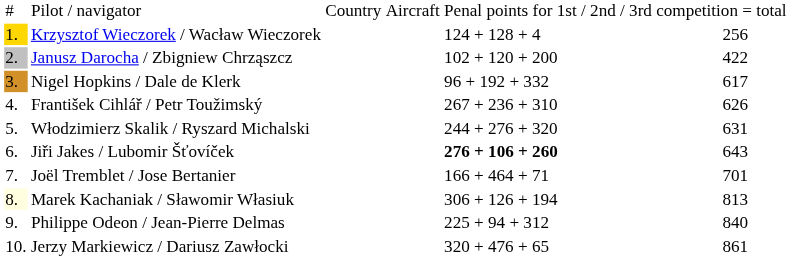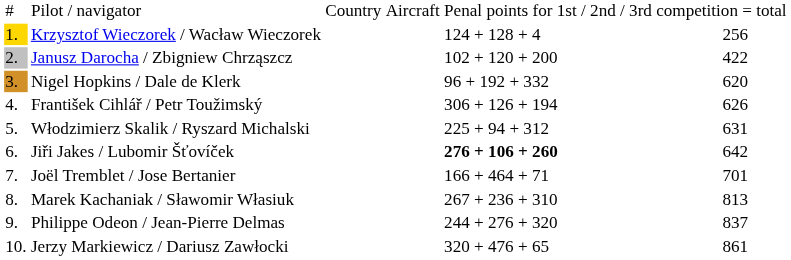(735, 81) 617 -> (735, 81) 620
(501, 104) 267 + 236 + 310 -> (501, 104) 306 + 126 + 194
(501, 128) 244 + 276 + 320 -> (497, 128) 225 + 94 + 312
(735, 152) 643 -> (735, 152) 642
(12, 199) lightyellow background -> (12, 199) no background
(501, 199) 306 + 126 + 194 -> (501, 199) 267 + 236 + 310
(497, 222) 225 + 94 + 312 -> (501, 222) 244 + 276 + 320
(735, 222) 840 -> (735, 222) 837
